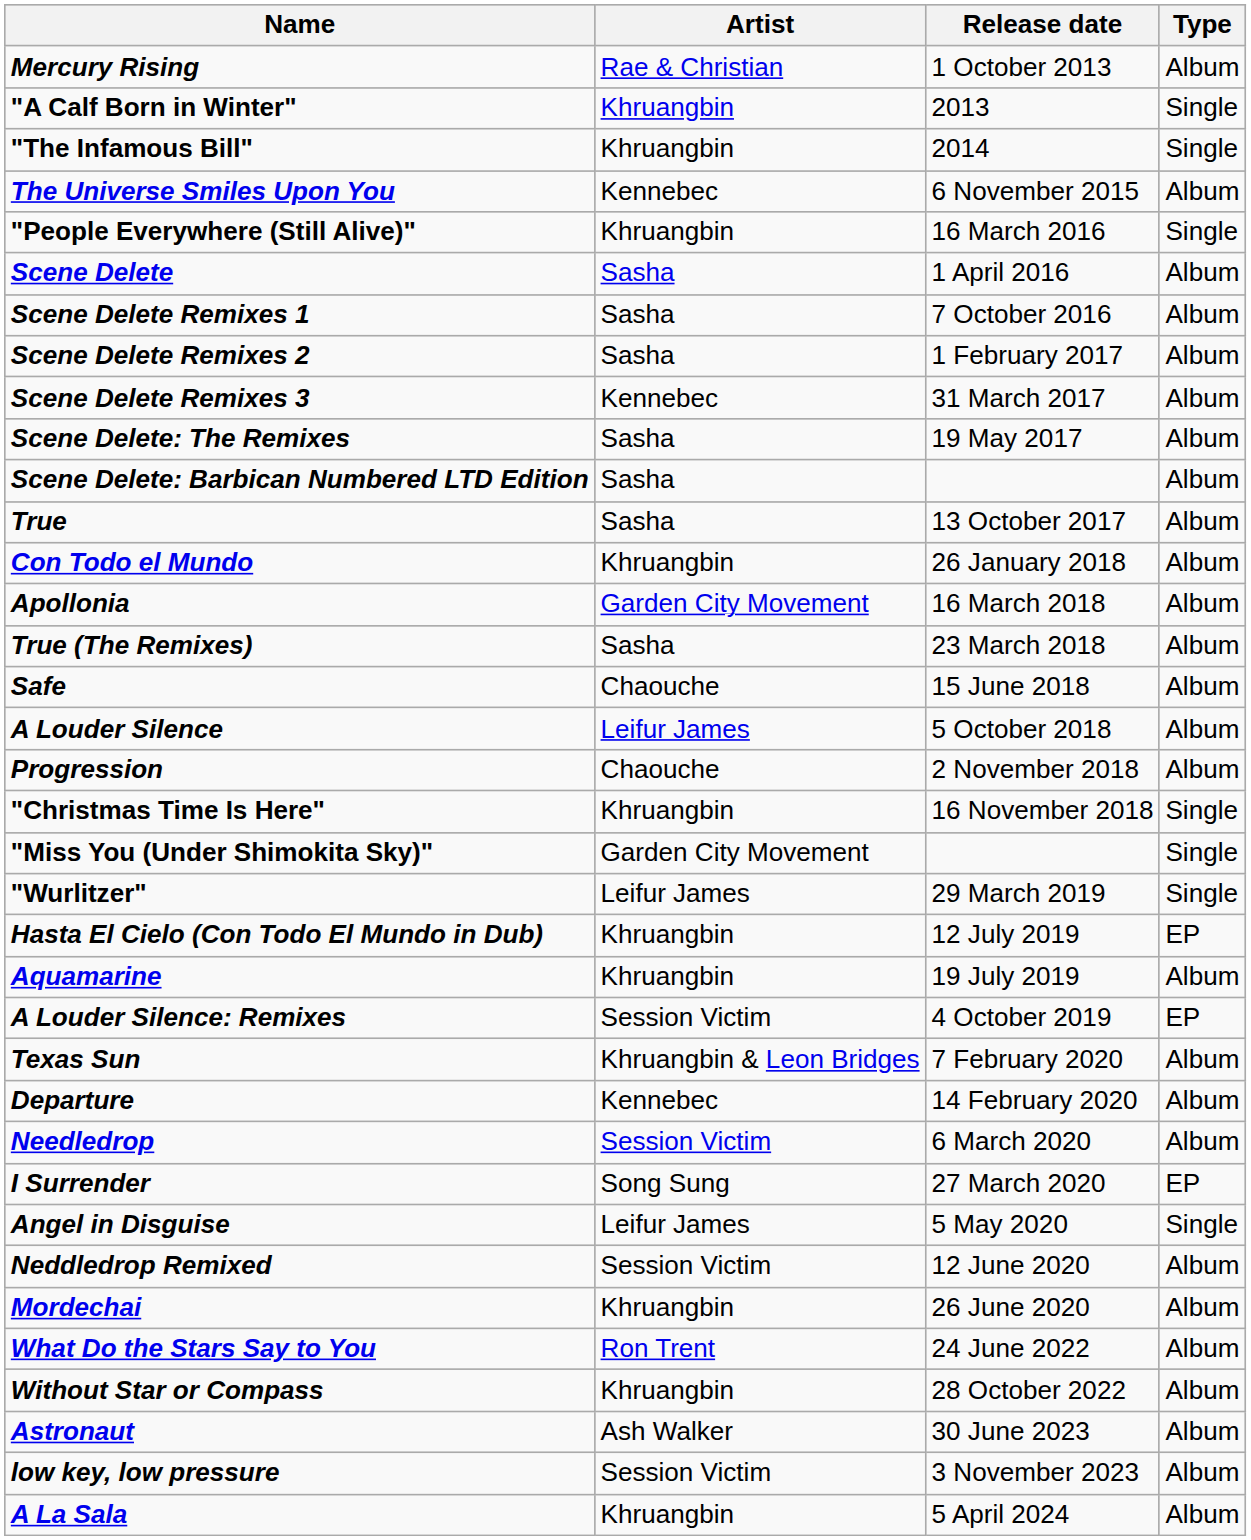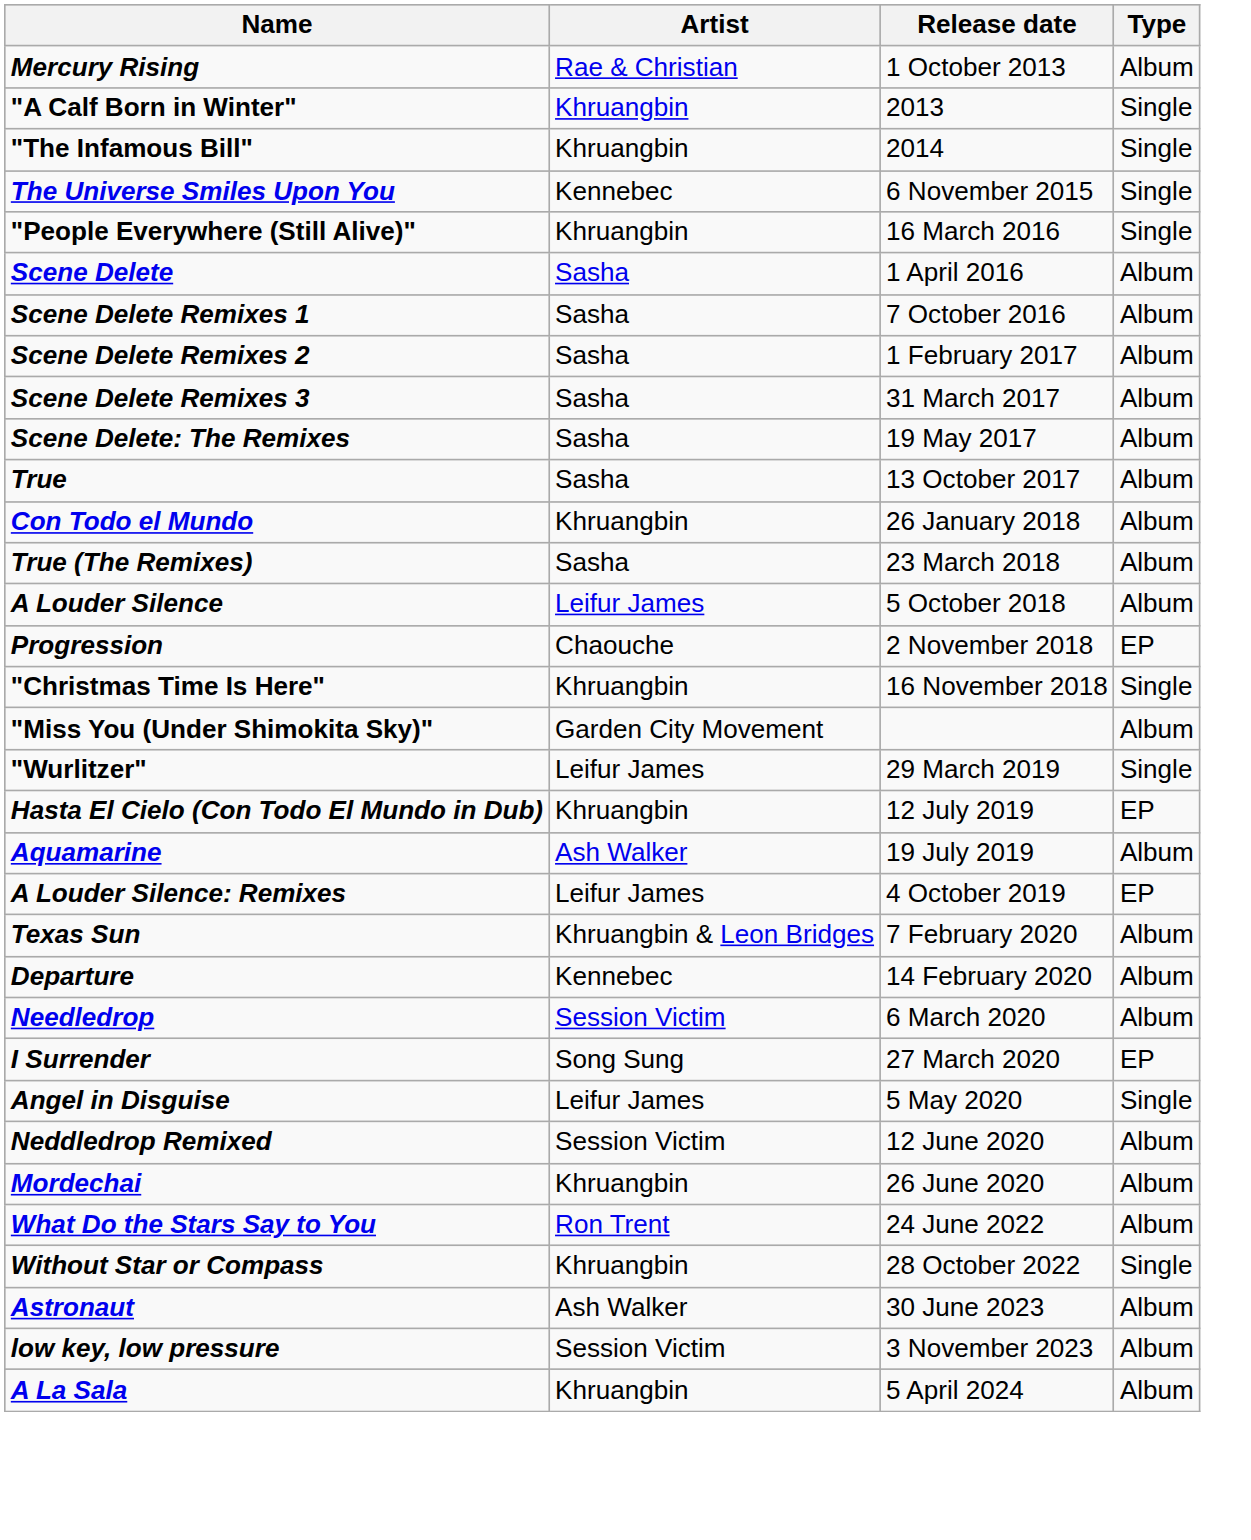(1202, 190) Album -> (1156, 190) Single
(659, 397) Kennebec -> (592, 397) Sasha
- row: (300, 480)
- row: (70, 604)
- row: (38, 686)
(1202, 769) Album -> (1137, 645) EP
(1202, 852) Single -> (1157, 728) Album
(667, 976) Khruangbin -> (621, 852) Ash Walker
(686, 1017) Session Victim -> (630, 893) Leifur James
(1202, 1390) Album -> (1156, 1266) Single
